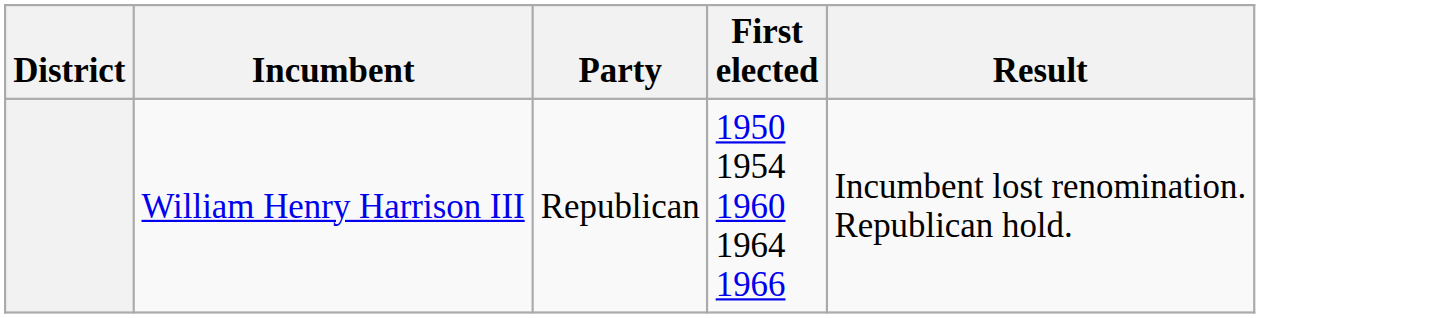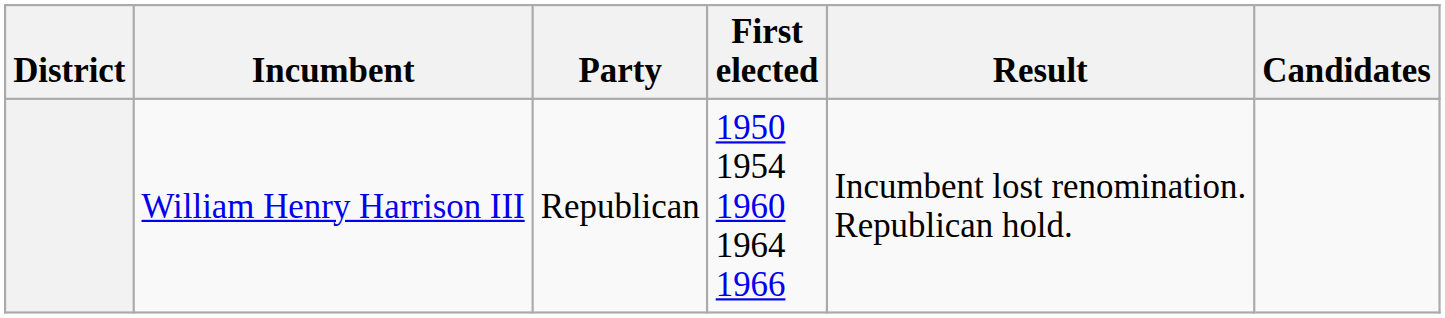+ column: (1347, 71)
